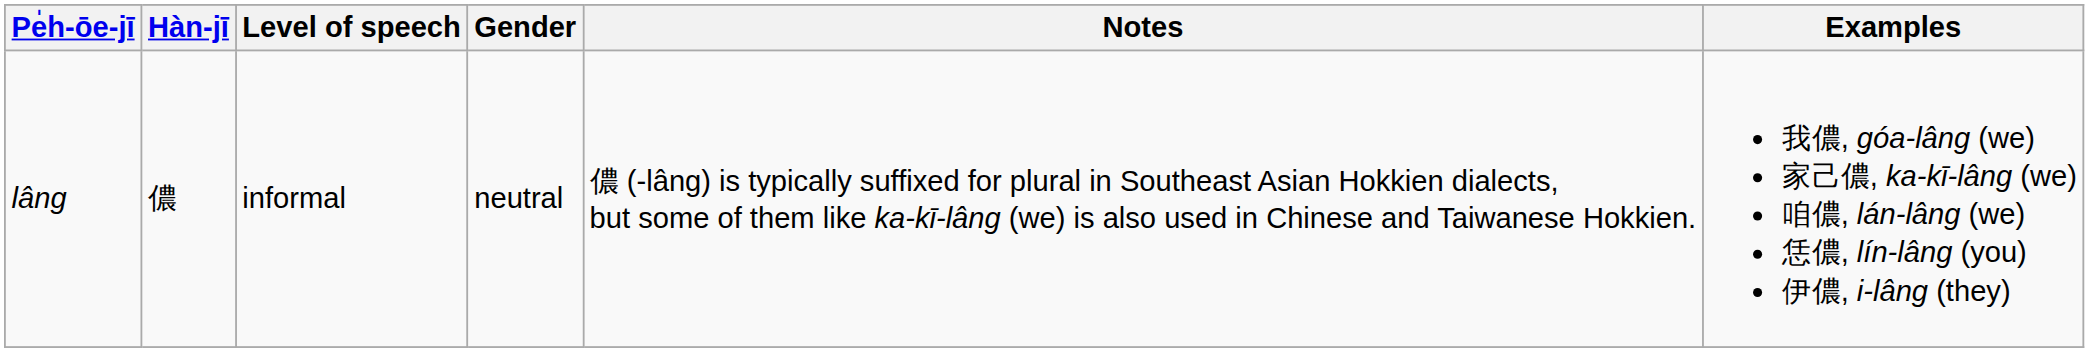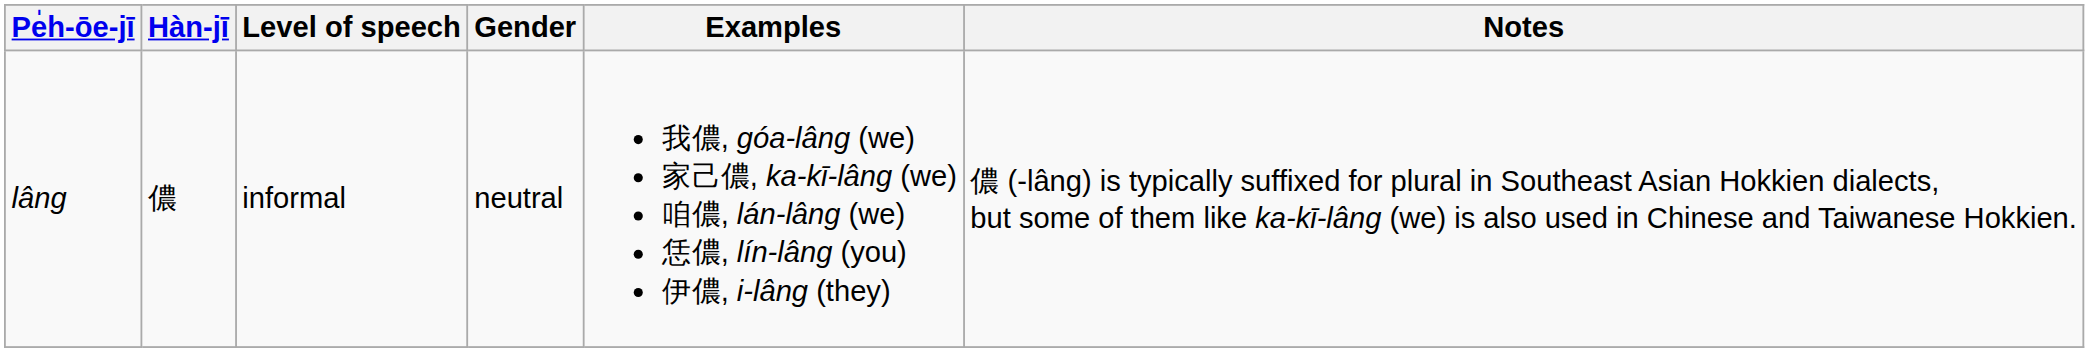columns swapped: (1893, 27) <-> (1143, 27)
